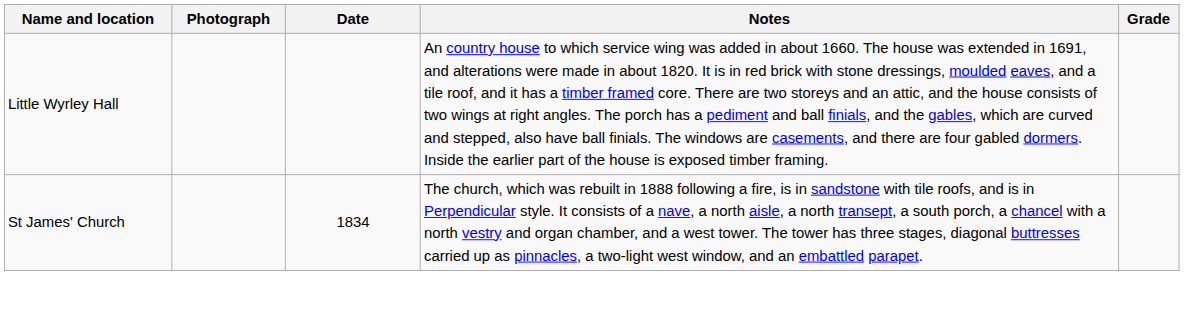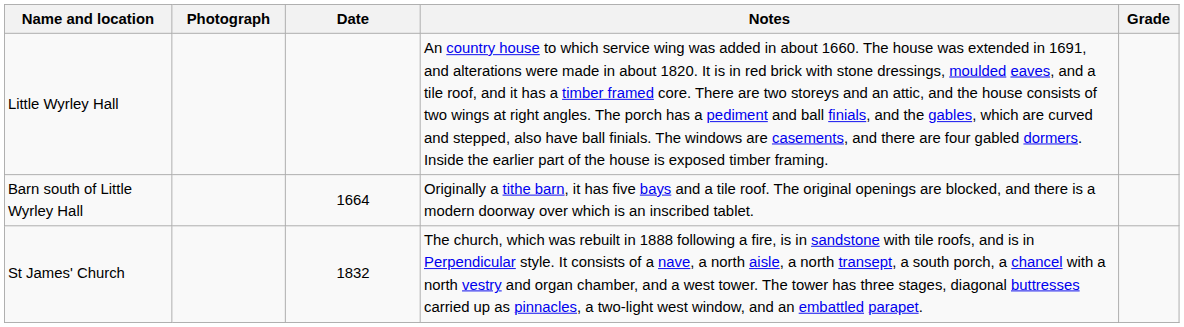+ row: (70, 200)
(353, 222) 1834 -> (353, 274) 1832
